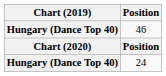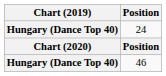rows swapped: (141, 63) <-> (141, 29)
